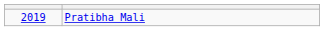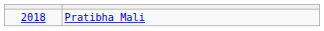(33, 18) 2019 -> (33, 18) 2018
